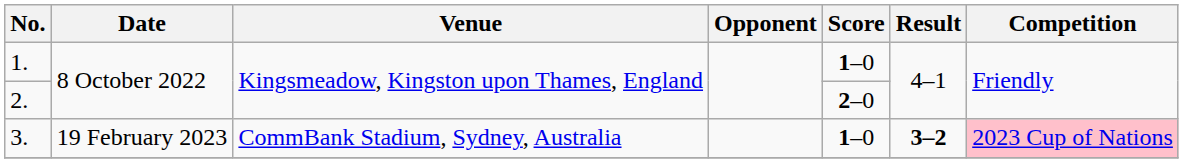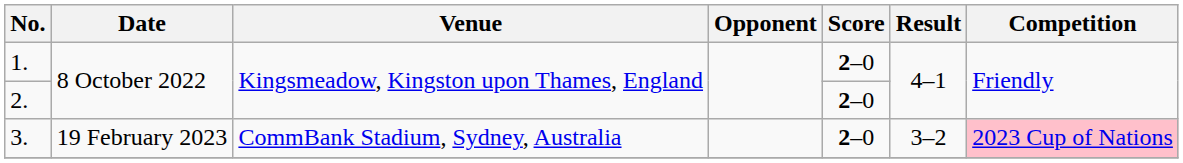(856, 61) 1–0 -> (856, 61) 2–0
(856, 137) 1–0 -> (856, 137) 2–0
(928, 137) bold -> (928, 137) normal
